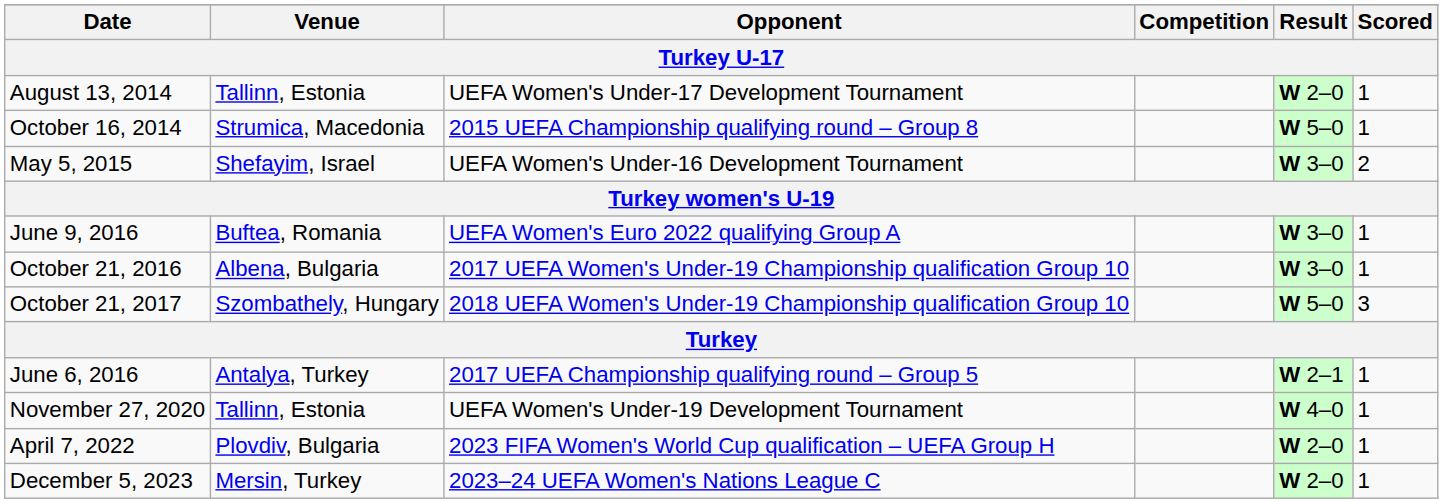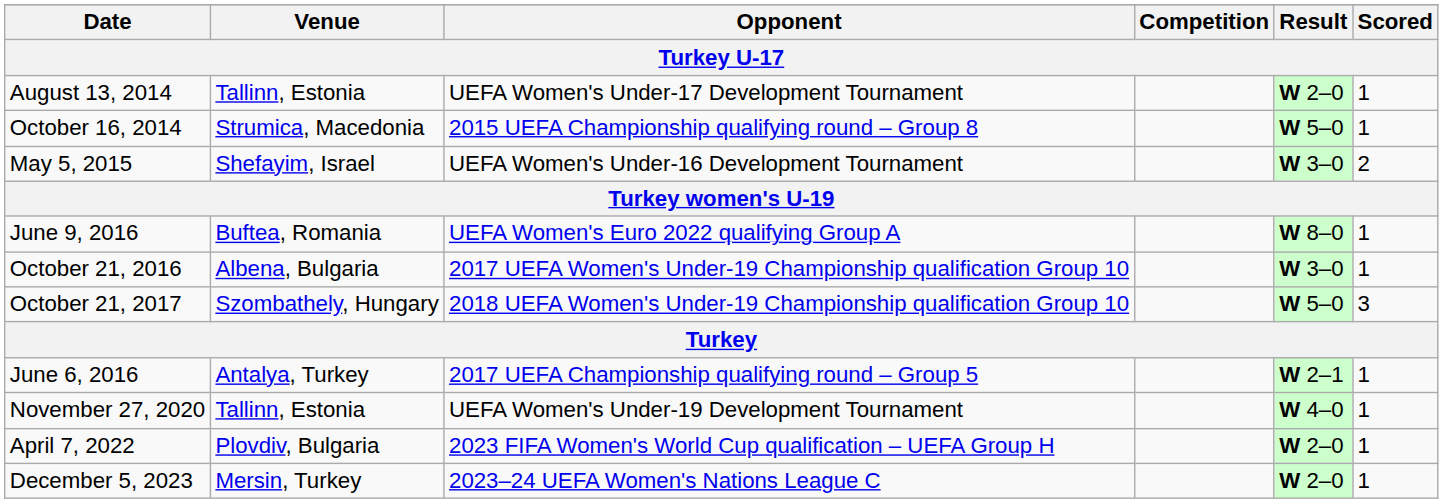(1311, 233) W 3–0 -> (1311, 233) W 8–0
